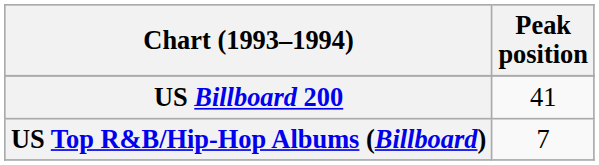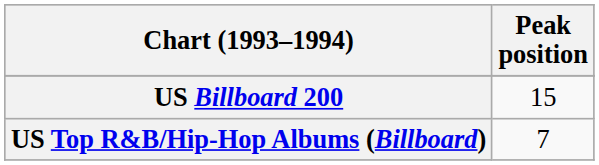(543, 97) 41 -> (543, 97) 15
